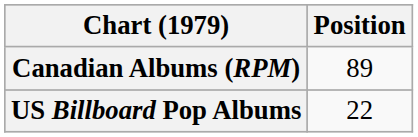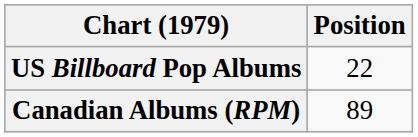rows swapped: (156, 68) <-> (156, 110)
